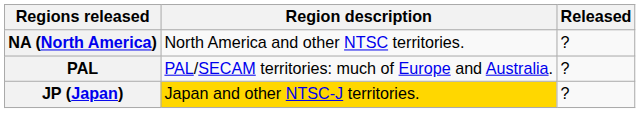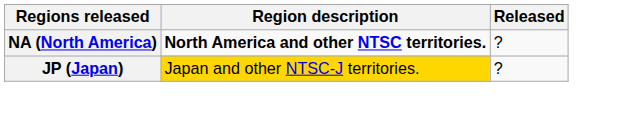(314, 42) normal -> (325, 42) bold
- row: (83, 68)
